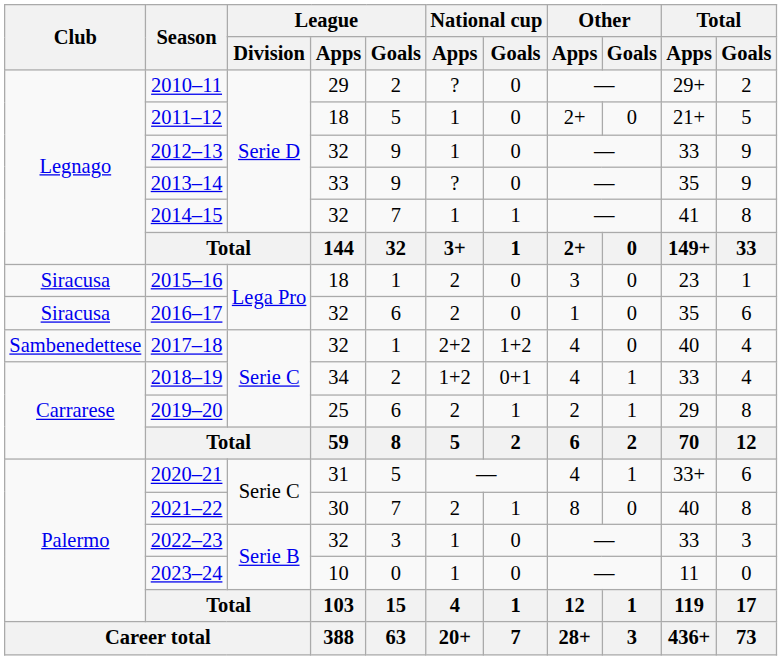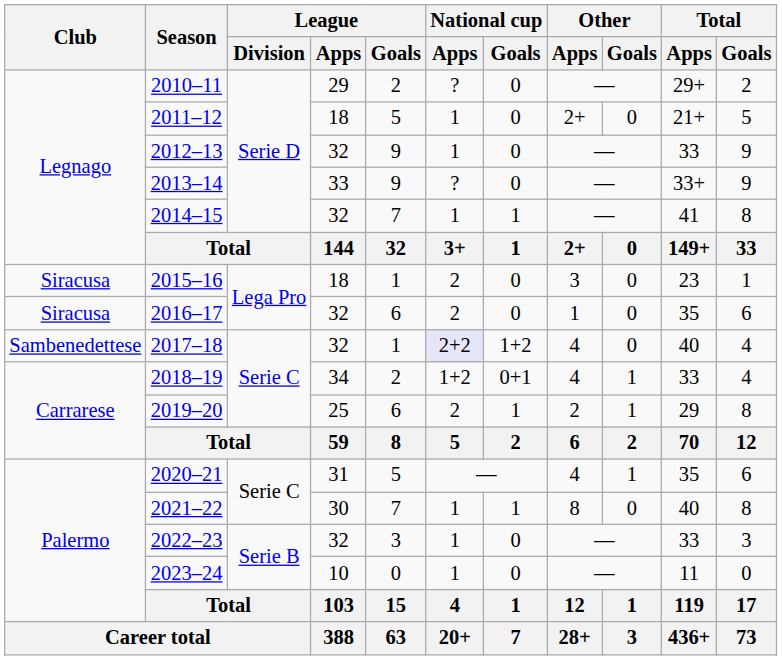(689, 183) 35 -> (689, 183) 33+
(455, 345) no background -> (455, 345) lavender background
(689, 475) 33+ -> (689, 475) 35
(455, 507) 2 -> (455, 507) 1
